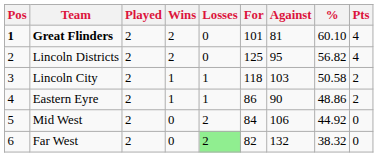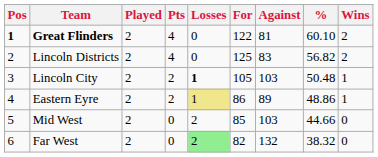columns swapped: (182, 14) <-> (361, 14)
(253, 35) 101 -> (242, 35) 122
(276, 56) 95 -> (265, 56) 83
(205, 77) normal -> (194, 77) bold
(253, 77) 118 -> (242, 77) 105
(332, 77) 50.58 -> (321, 77) 50.48
(205, 99) no background -> (194, 99) khaki background
(276, 99) 90 -> (265, 99) 89
(250, 120) 84 -> (239, 120) 85
(279, 120) 106 -> (268, 120) 103
(332, 120) 44.92 -> (321, 120) 44.66
